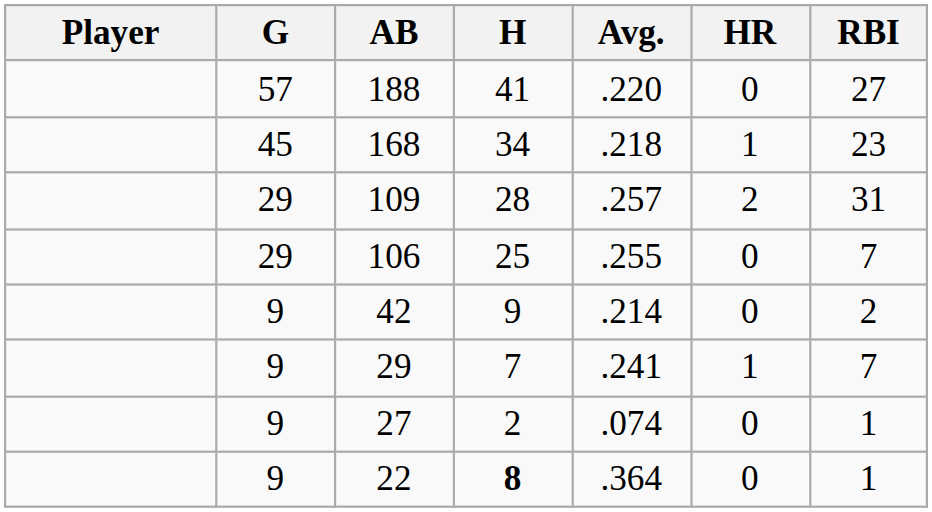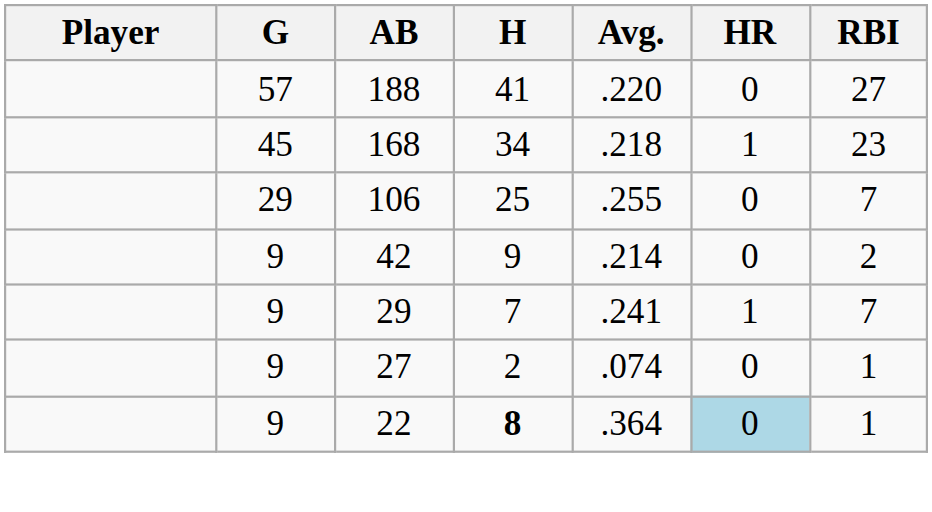- row: (394, 199)
(750, 479) no background -> (750, 423) lightblue background
